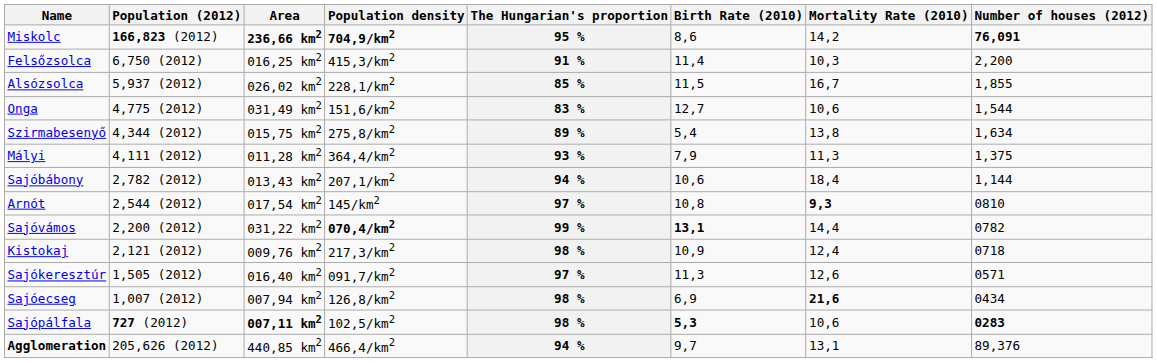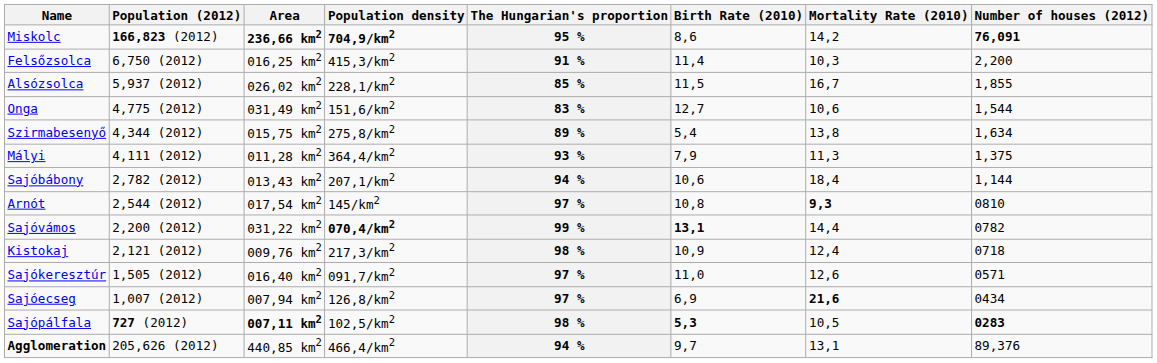(689, 275) 11,3 -> (689, 275) 11,0
(569, 299) 98 % -> (569, 299) 97 %
(824, 322) 10,6 -> (824, 322) 10,5
